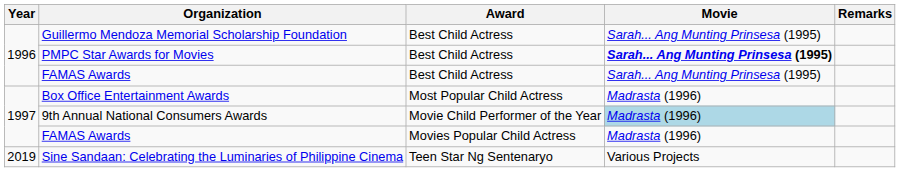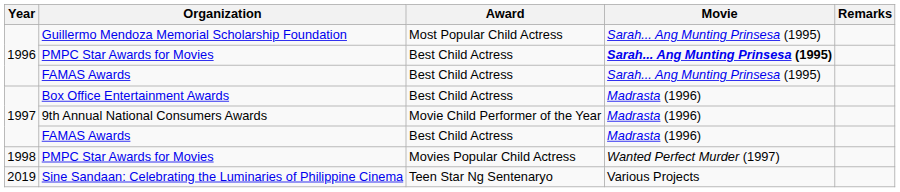(461, 34) Best Child Actress -> (486, 34) Most Popular Child Actress
(486, 95) Most Popular Child Actress -> (461, 95) Best Child Actress
(654, 116) lightblue background -> (654, 116) no background
(492, 136) Movies Popular Child Actress -> (461, 136) Best Child Actress
+ row: (22, 156)
